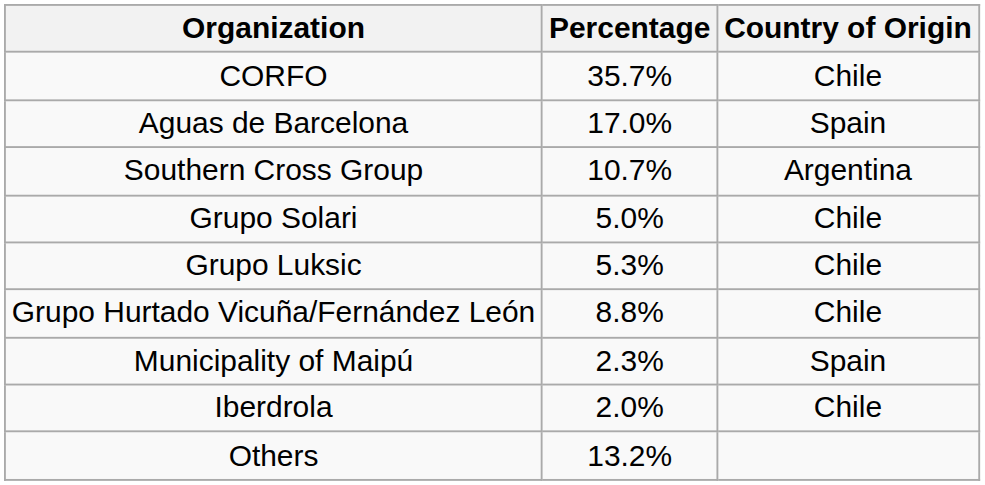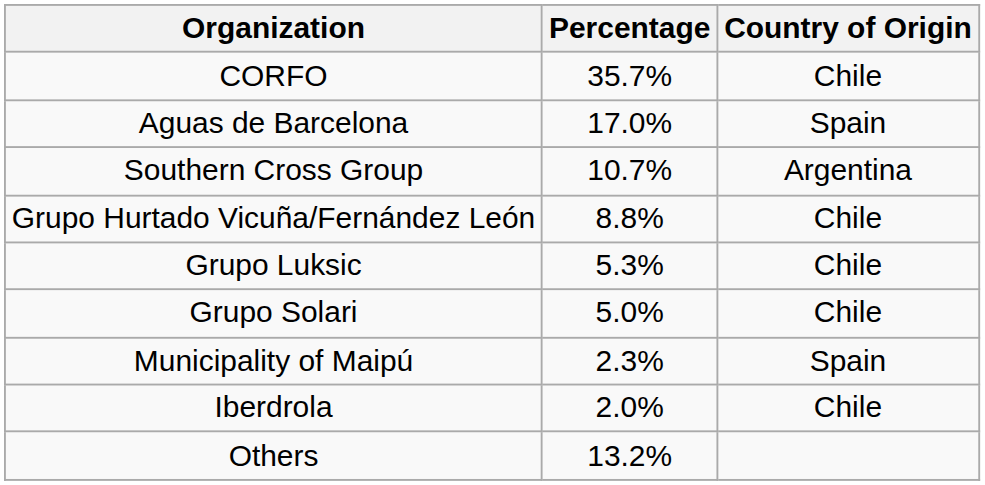rows swapped: (274, 312) <-> (274, 218)
